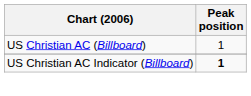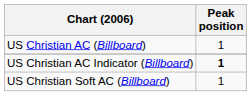+ row: (88, 81)
